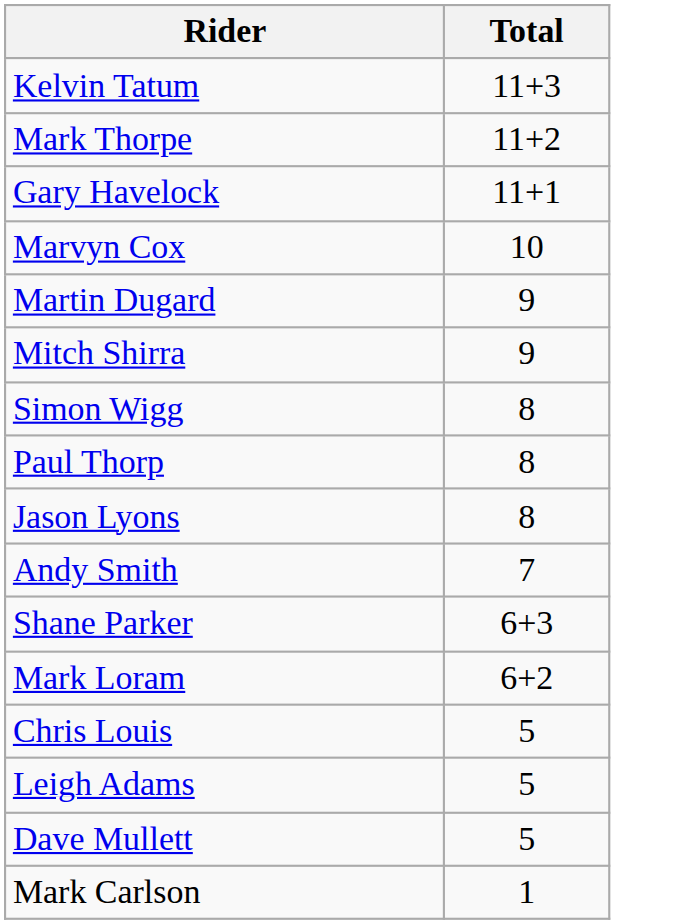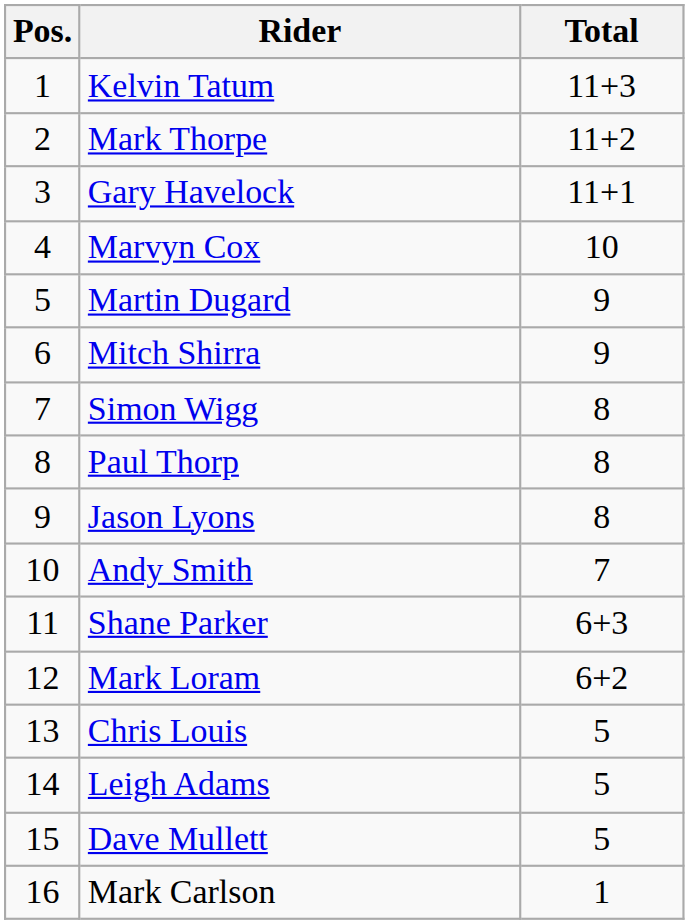+ column: (43, 31)
